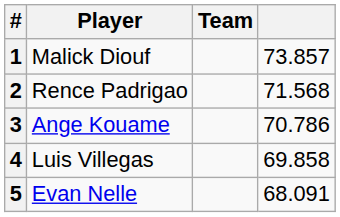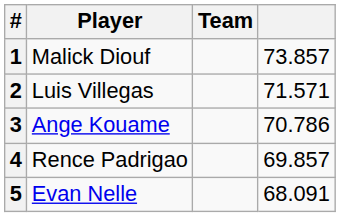(110, 90) Rence Padrigao -> (93, 90) Luis Villegas
(296, 90) 71.568 -> (296, 90) 71.571
(93, 159) Luis Villegas -> (110, 159) Rence Padrigao
(296, 159) 69.858 -> (296, 159) 69.857
